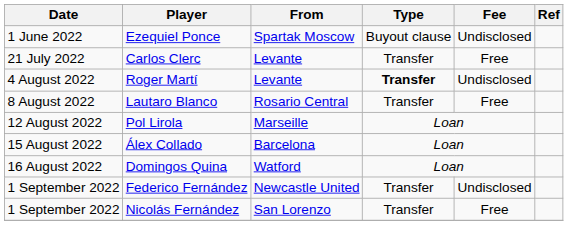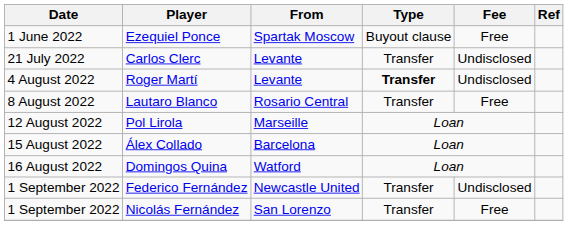(495, 36) Undisclosed -> (495, 36) Free
(495, 58) Free -> (495, 58) Undisclosed
